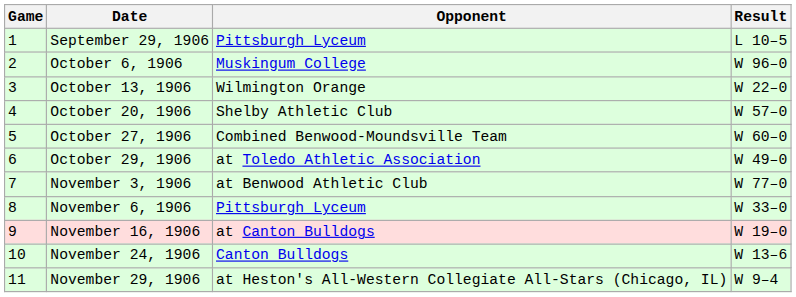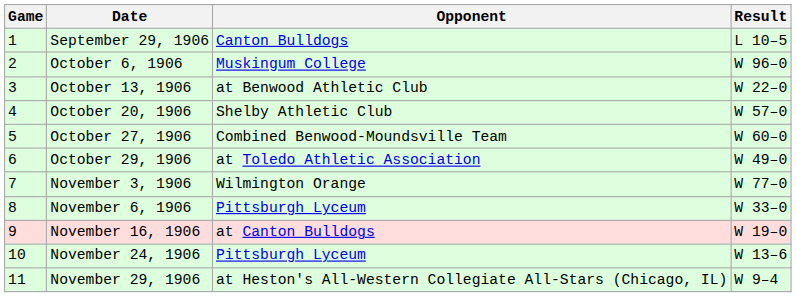(291, 40) Pittsburgh Lyceum -> (282, 40) Canton Bulldogs
(291, 88) Wilmington Orange -> (322, 88) at Benwood Athletic Club
(322, 184) at Benwood Athletic Club -> (291, 184) Wilmington Orange
(282, 256) Canton Bulldogs -> (291, 256) Pittsburgh Lyceum
